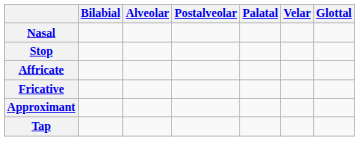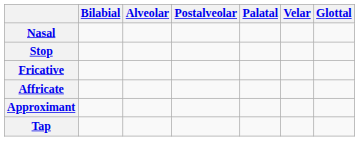rows swapped: (41, 70) <-> (41, 88)
